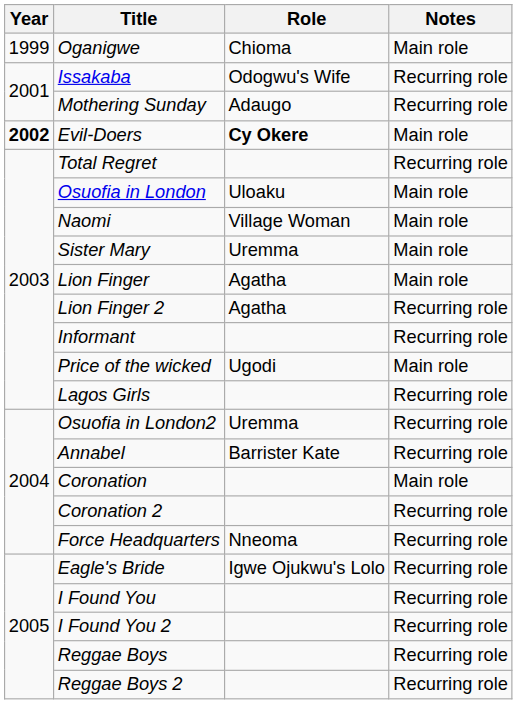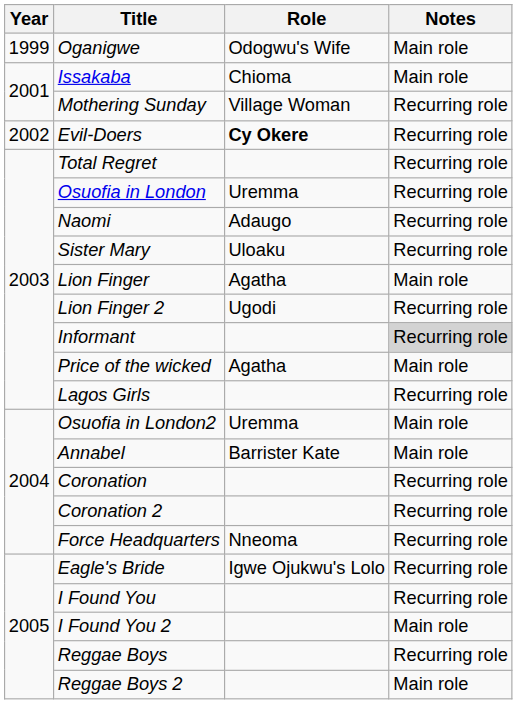(260, 47) Chioma -> (289, 47) Odogwu's Wife
(289, 76) Odogwu's Wife -> (260, 76) Chioma
(451, 76) Recurring role -> (431, 76) Main role
(260, 105) Adaugo -> (289, 105) Village Woman
(29, 134) bold -> (29, 134) normal
(431, 134) Main role -> (451, 134) Recurring role
(257, 192) Uloaku -> (263, 192) Uremma
(431, 192) Main role -> (451, 192) Recurring role
(289, 221) Village Woman -> (260, 221) Adaugo
(431, 221) Main role -> (451, 221) Recurring role
(263, 250) Uremma -> (257, 250) Uloaku
(431, 250) Main role -> (451, 250) Recurring role
(257, 308) Agatha -> (252, 308) Ugodi
(451, 337) no background -> (451, 337) lightgrey background
(252, 366) Ugodi -> (257, 366) Agatha
(451, 423) Recurring role -> (431, 423) Main role
(451, 452) Recurring role -> (431, 452) Main role
(431, 481) Main role -> (451, 481) Recurring role
(451, 626) Recurring role -> (431, 626) Main role
(451, 684) Recurring role -> (431, 684) Main role
